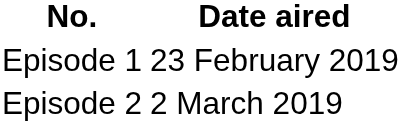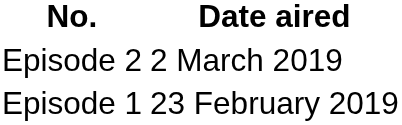rows swapped: (72, 60) <-> (72, 103)
